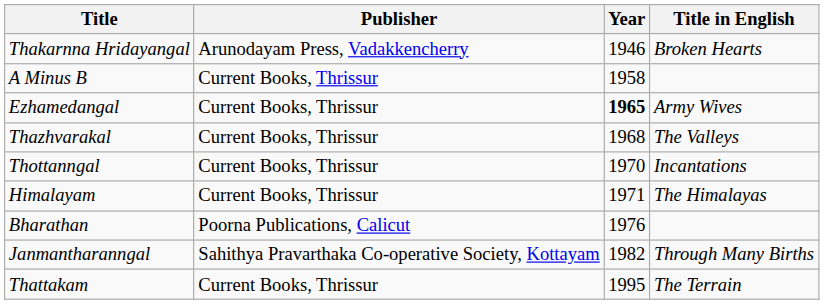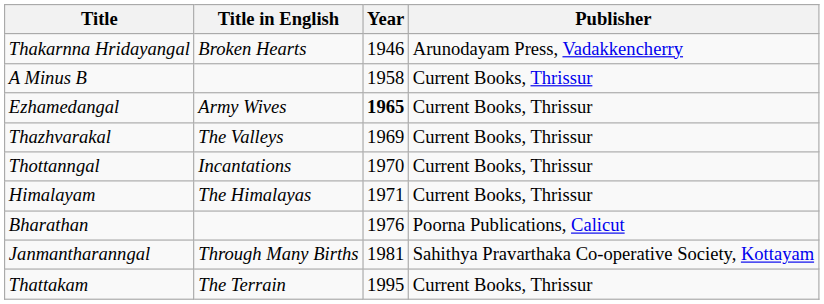columns swapped: (734, 19) <-> (399, 19)
(627, 136) 1968 -> (386, 136) 1969
(627, 254) 1982 -> (386, 254) 1981
